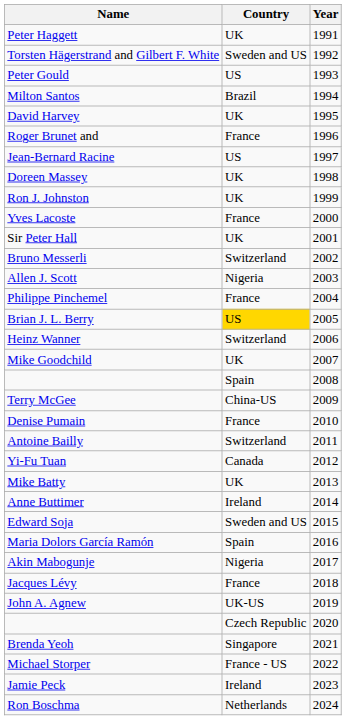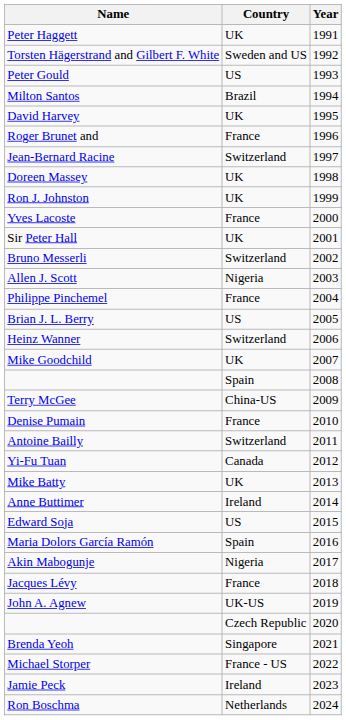(233, 156) US -> (256, 156) Switzerland
(233, 319) gold background -> (233, 319) no background
(266, 522) Sweden and US -> (233, 522) US
